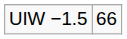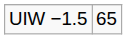(106, 19) 66 -> (106, 19) 65
